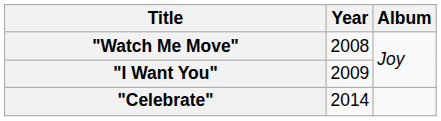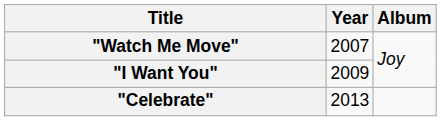(350, 45) 2008 -> (350, 45) 2007
(350, 101) 2014 -> (350, 101) 2013
